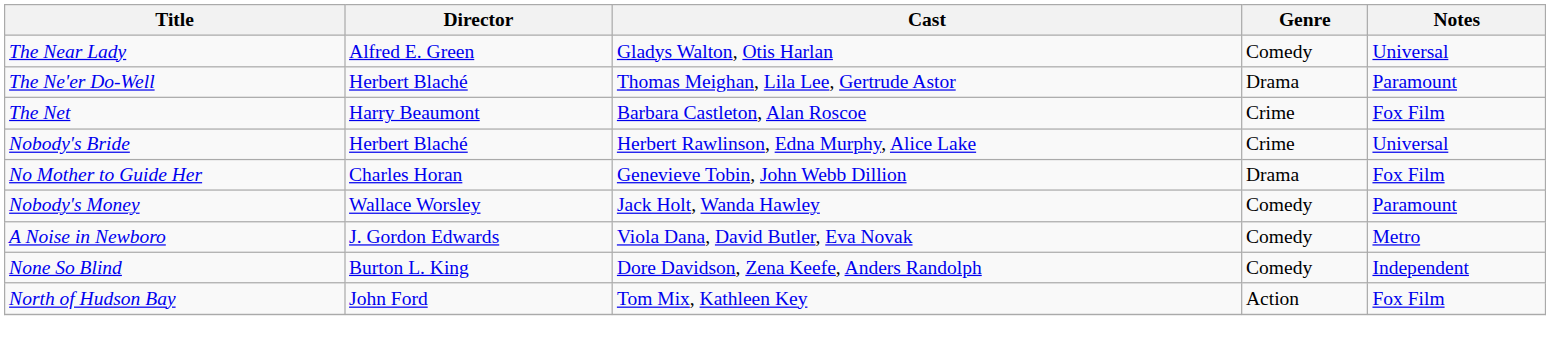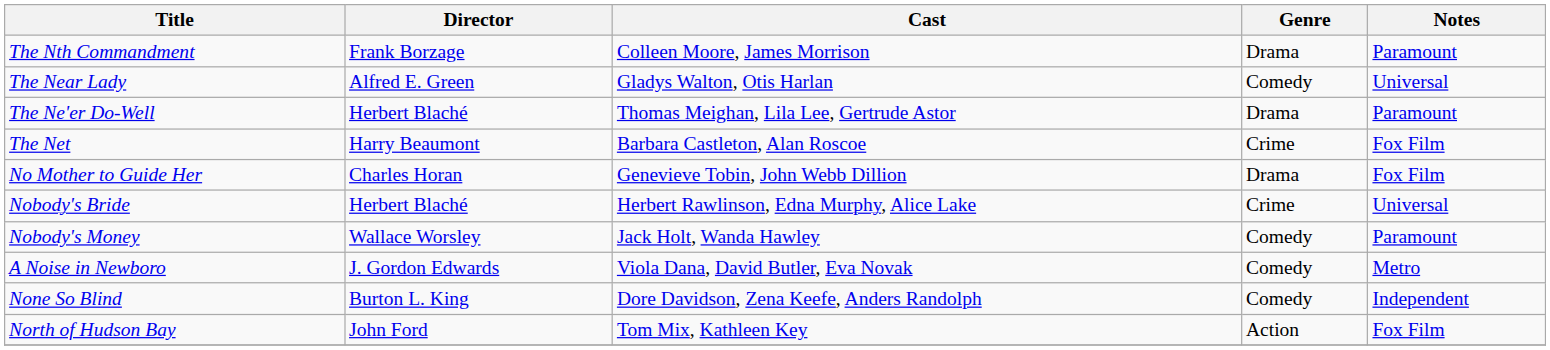+ row: (102, 50)
rows swapped: (106, 174) <-> (69, 143)
